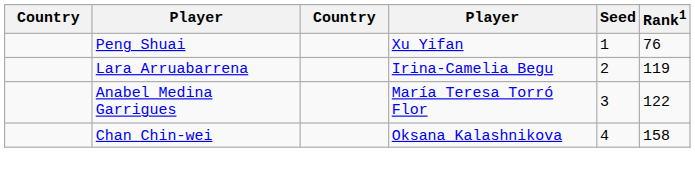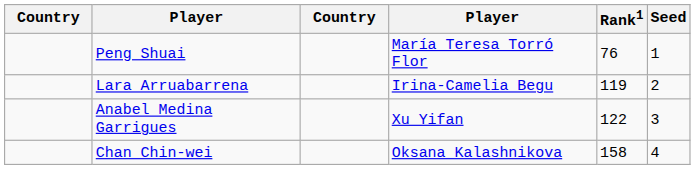columns swapped: (665, 19) <-> (618, 19)
(428, 45) Xu Yifan -> (472, 54) María Teresa Torró Flor
(472, 102) María Teresa Torró Flor -> (428, 120) Xu Yifan
